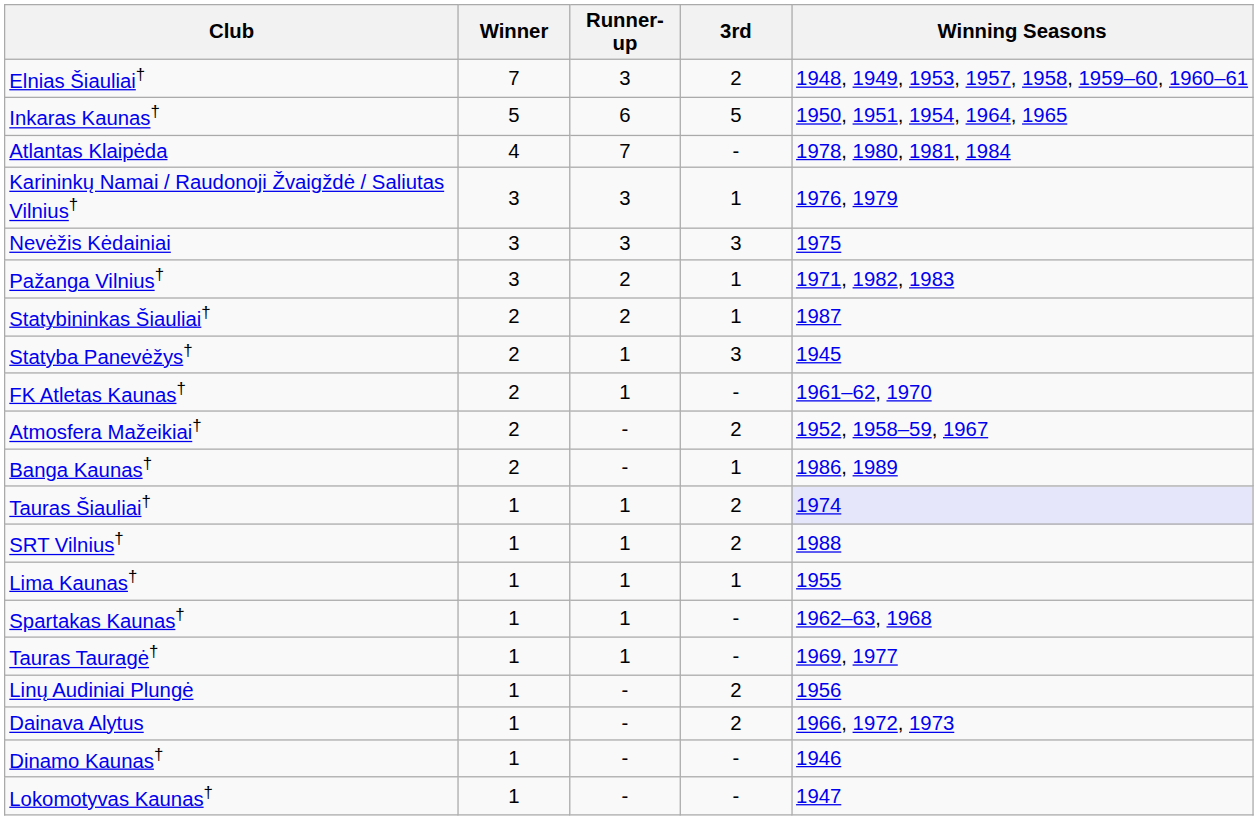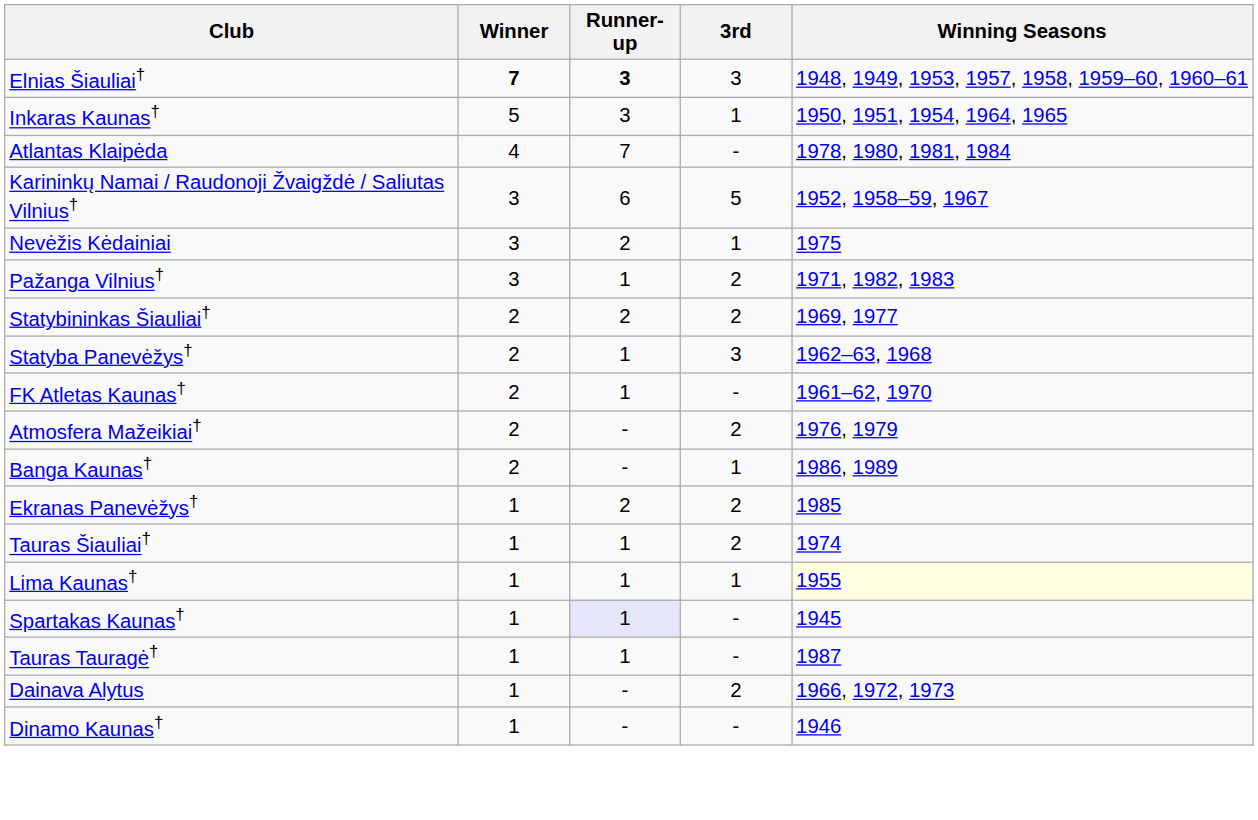(514, 78) normal -> (514, 78) bold
(625, 78) normal -> (625, 78) bold
(736, 78) 2 -> (736, 78) 3
(625, 116) 6 -> (625, 116) 3
(736, 116) 5 -> (736, 116) 1
(625, 197) 3 -> (625, 197) 6
(736, 197) 1 -> (736, 197) 5
(847, 197) 1976, 1979 -> (892, 197) 1952, 1958–59, 1967
(625, 243) 3 -> (625, 243) 2
(736, 243) 3 -> (736, 243) 1
(625, 278) 2 -> (625, 278) 1
(736, 278) 1 -> (736, 278) 2
(736, 316) 1 -> (736, 316) 2
(819, 316) 1987 -> (847, 316) 1969, 1977
(819, 354) 1945 -> (864, 354) 1962–63, 1968
(892, 429) 1952, 1958–59, 1967 -> (847, 429) 1976, 1979
+ row: (104, 505)
(819, 505) lavender background -> (819, 542) no background
- row: (67, 542)
(819, 580) no background -> (819, 580) lightyellow background
(625, 618) no background -> (625, 618) lavender background
(864, 618) 1962–63, 1968 -> (819, 618) 1945
(847, 656) 1969, 1977 -> (819, 656) 1987
- row: (101, 691)
- row: (111, 796)
